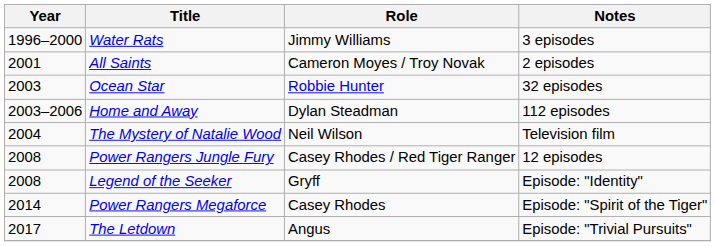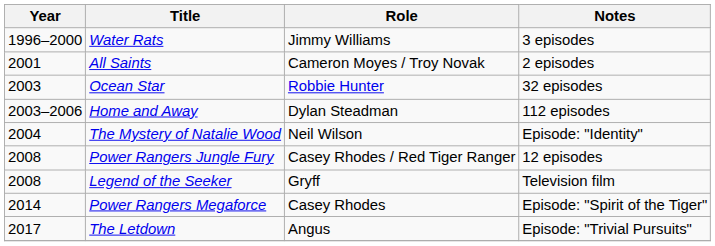(569, 134) Television film -> (583, 134) Episode: "Identity"
(583, 181) Episode: "Identity" -> (569, 181) Television film
